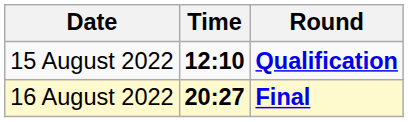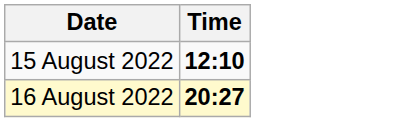- column: (327, 23)
